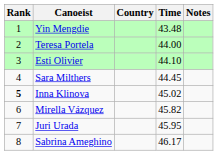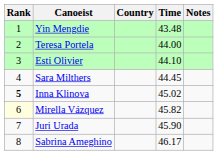(19, 110) no background -> (19, 110) lightyellow background
(170, 126) 45.95 -> (170, 126) 45.90
